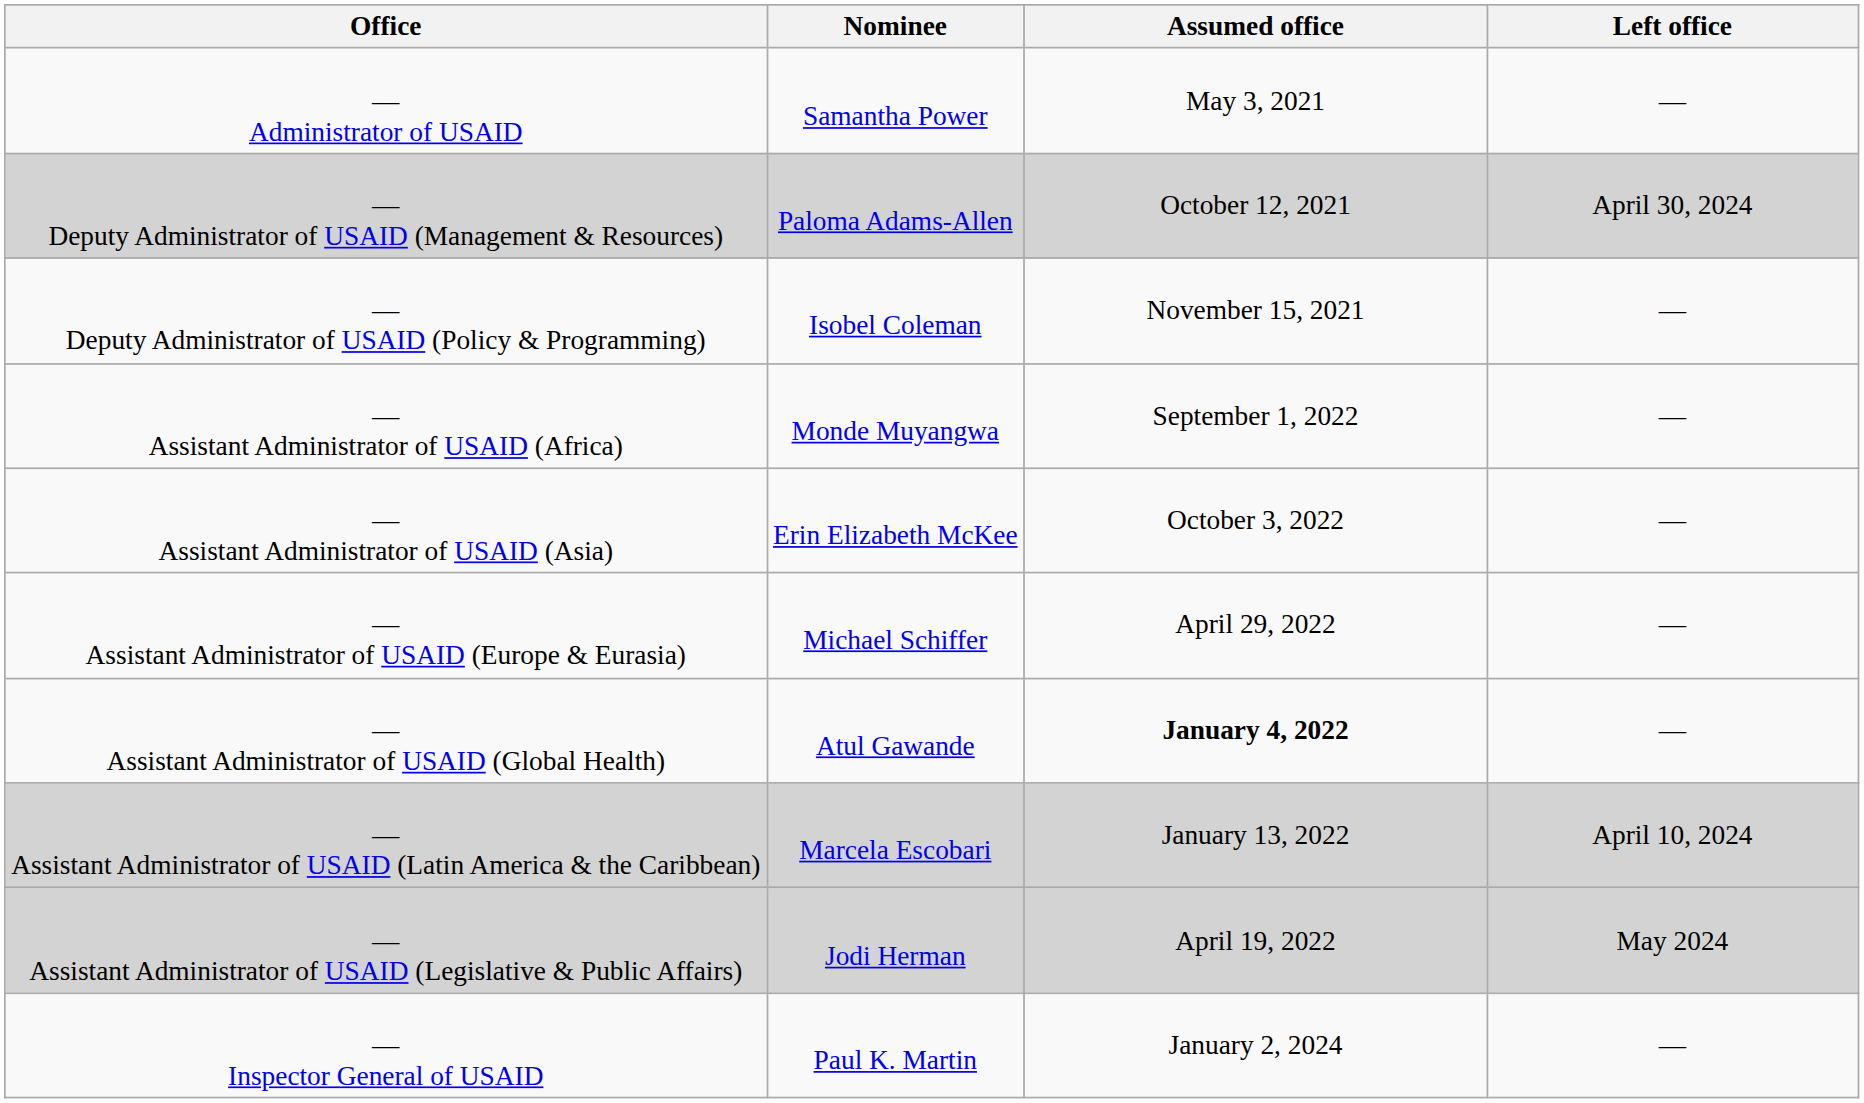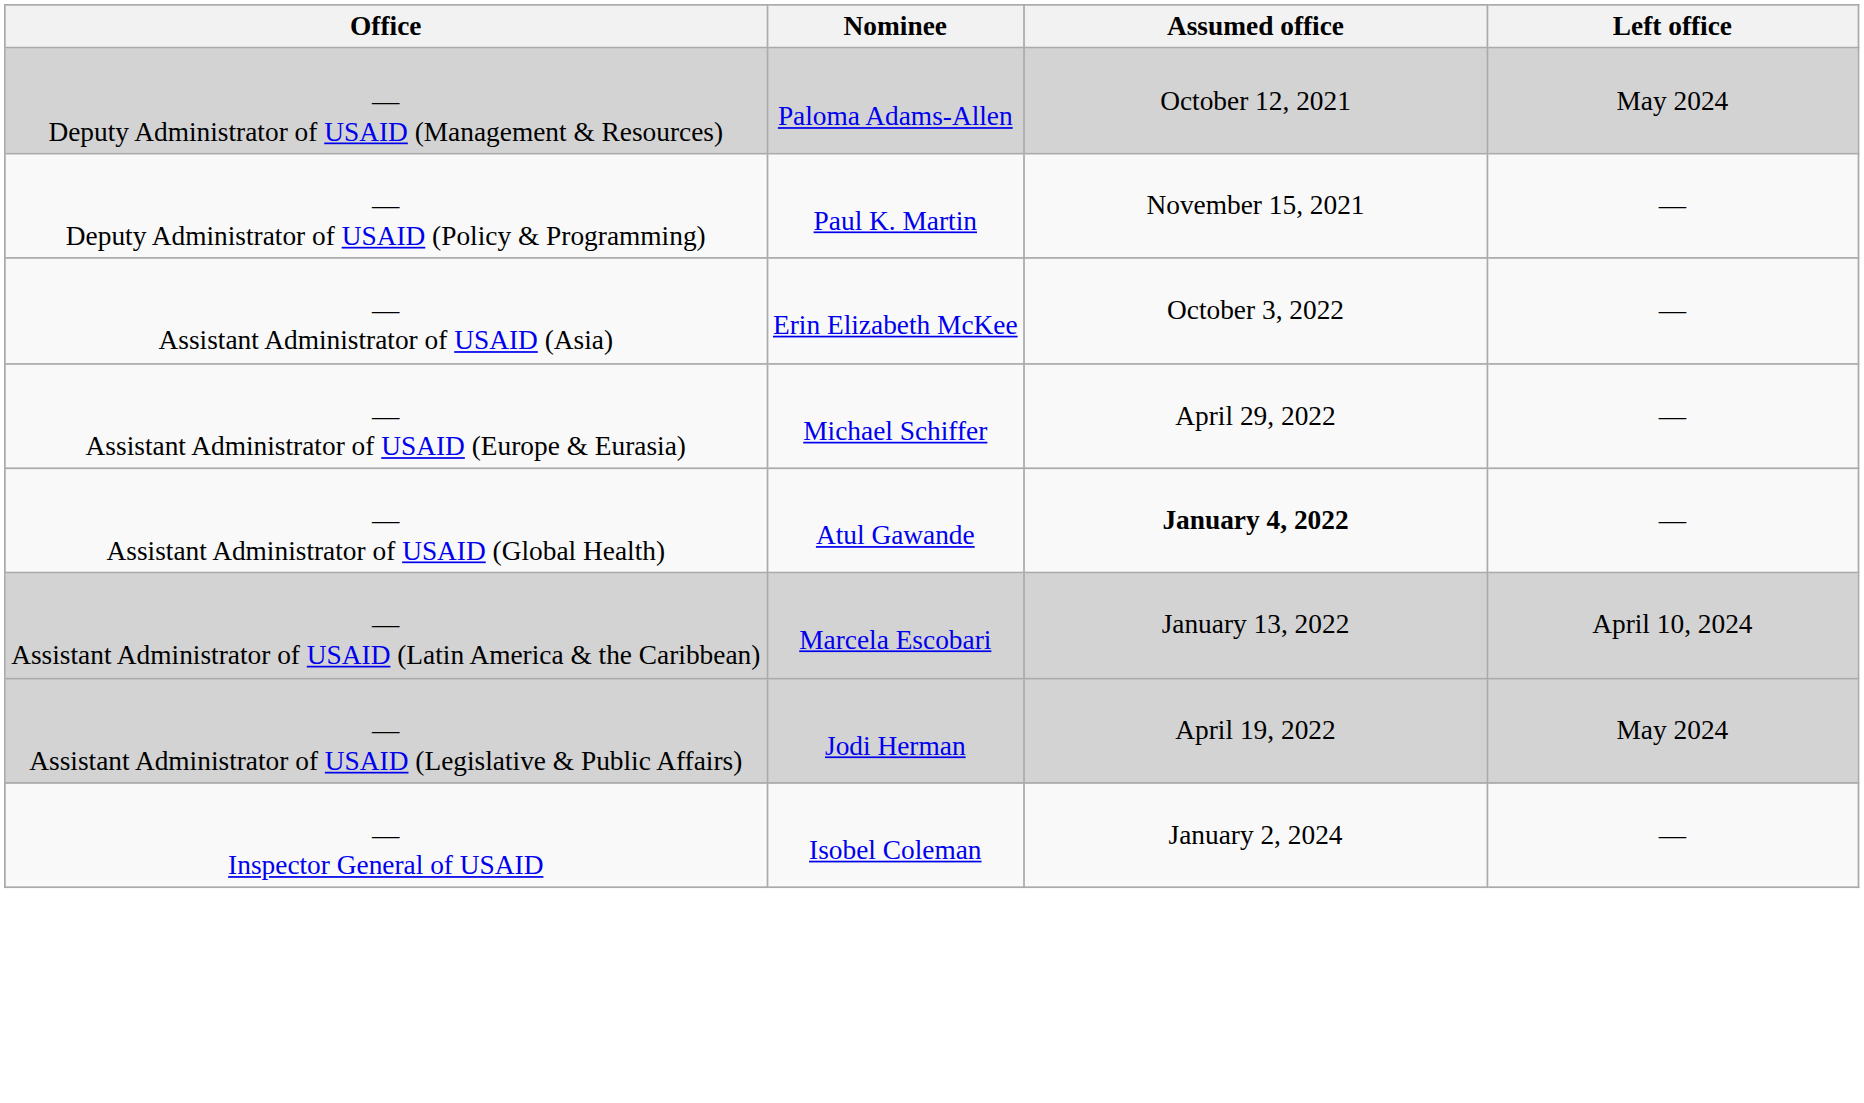- row: (386, 115)
(1672, 205) April 30, 2024 -> (1672, 100) May 2024
(895, 325) Isobel Coleman -> (895, 220) Paul K. Martin
- row: (386, 430)
(895, 1060) Paul K. Martin -> (895, 850) Isobel Coleman
